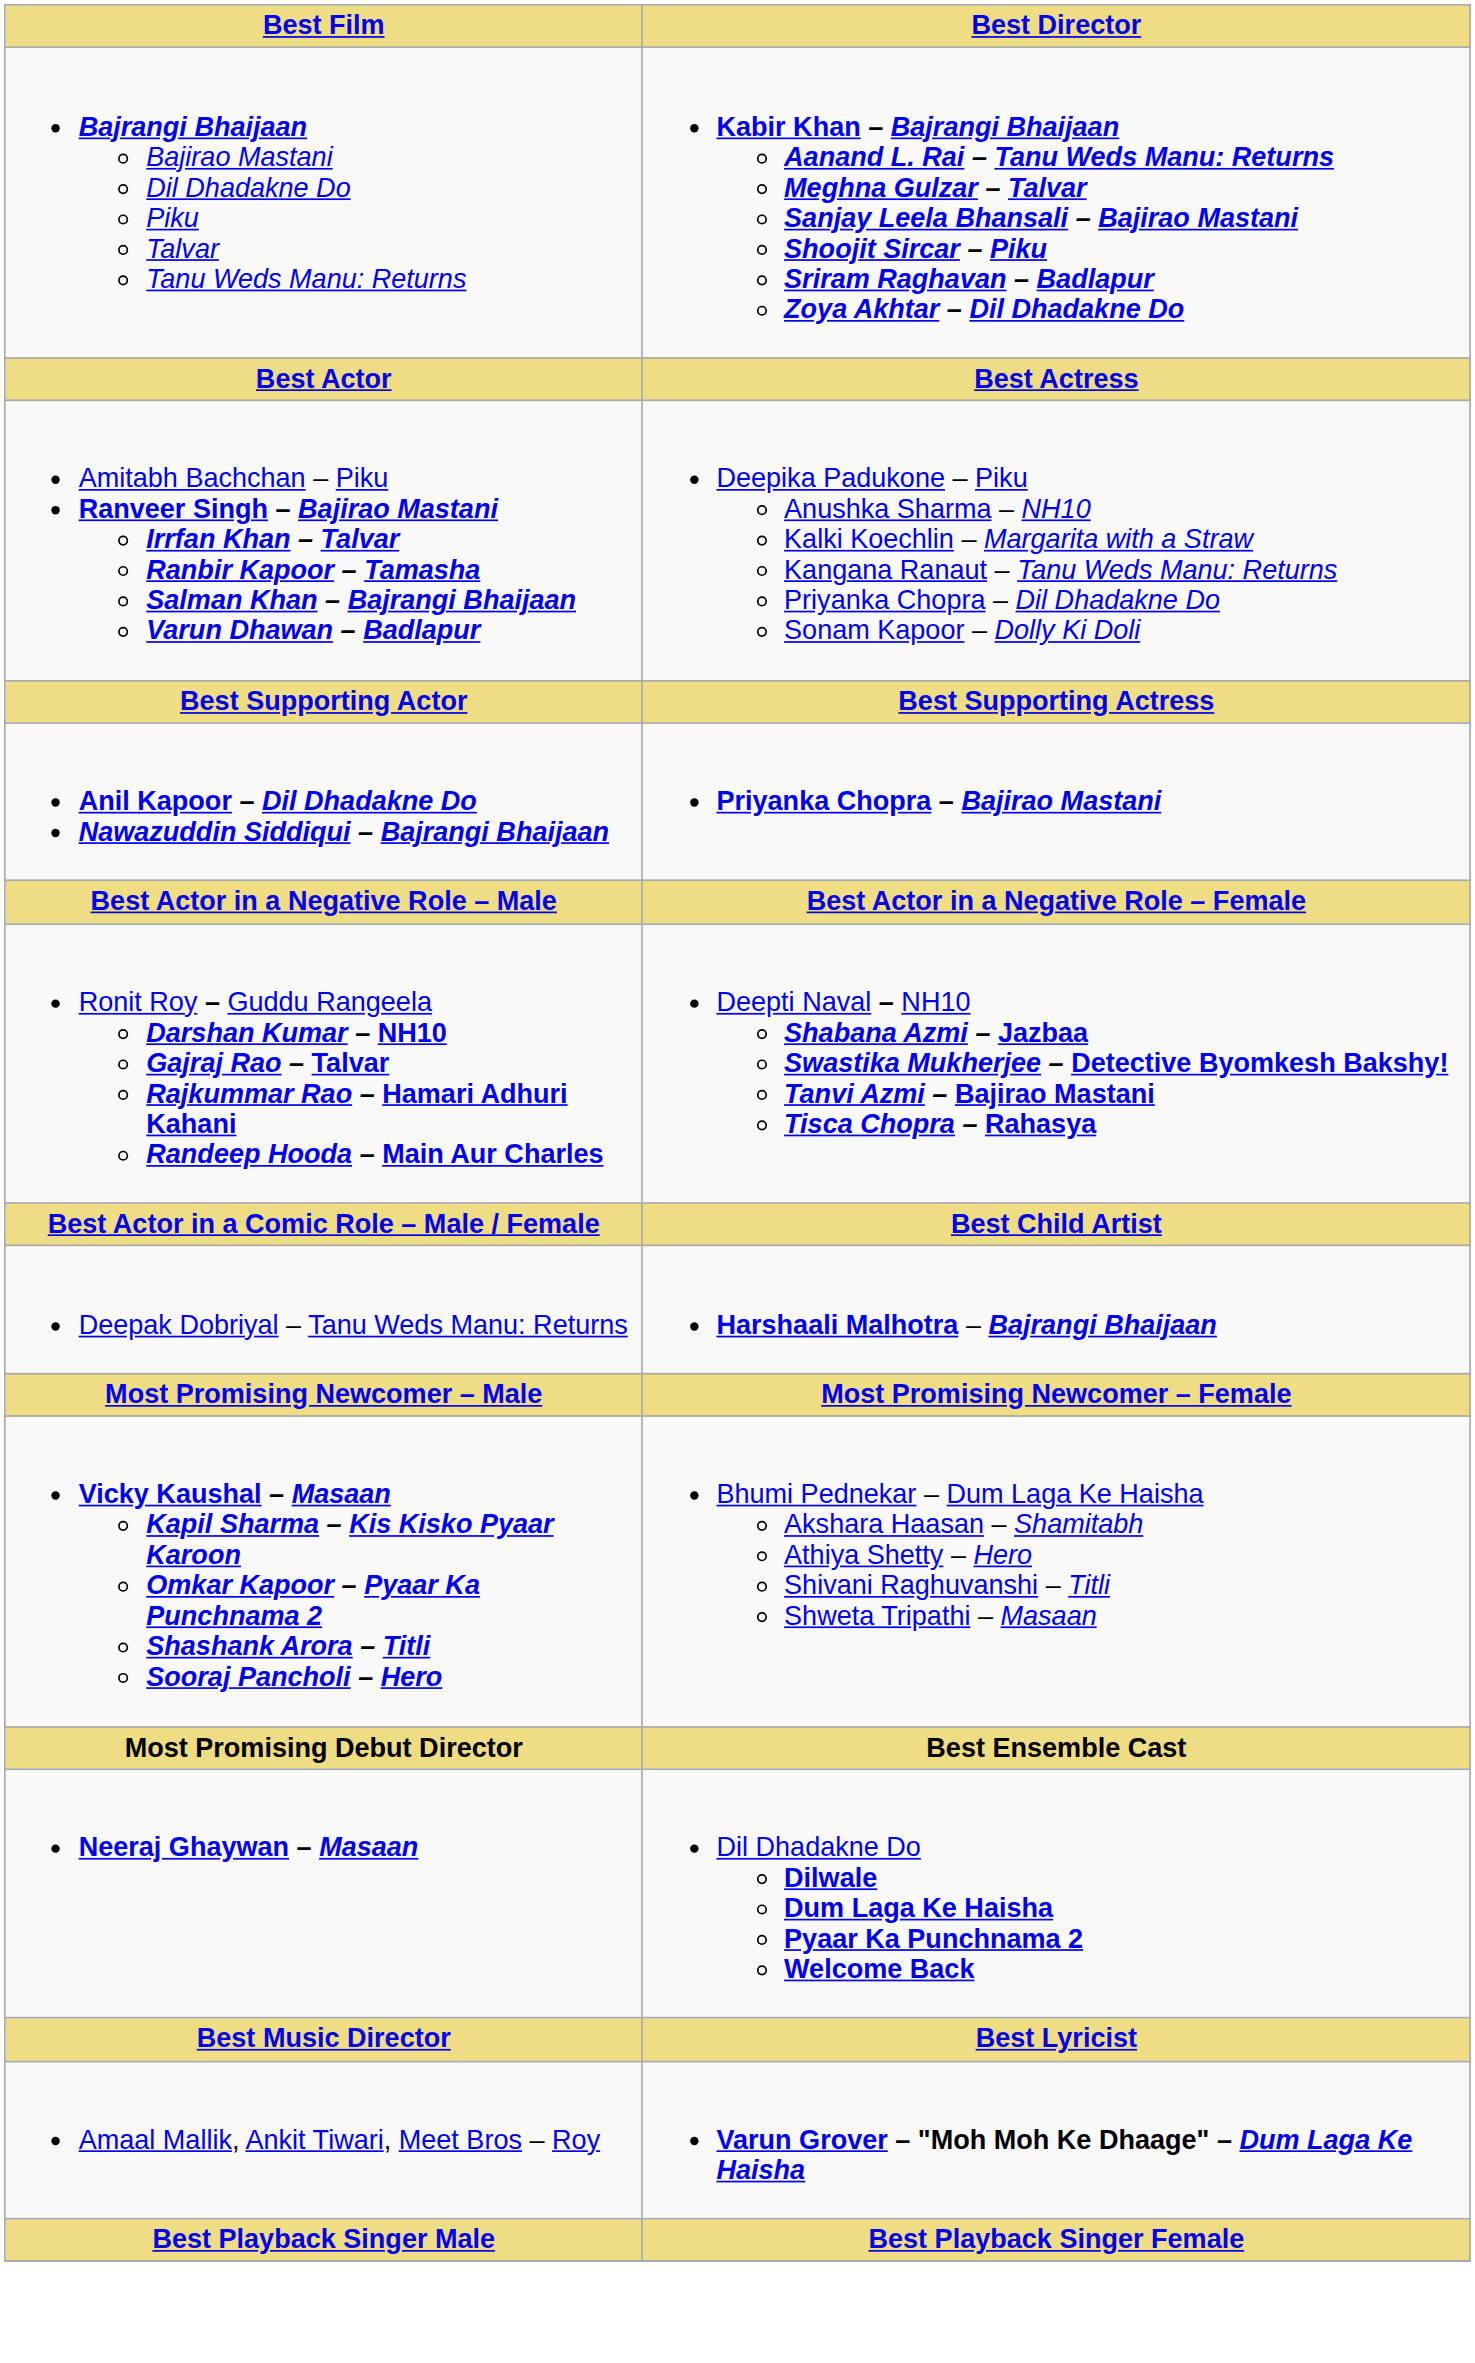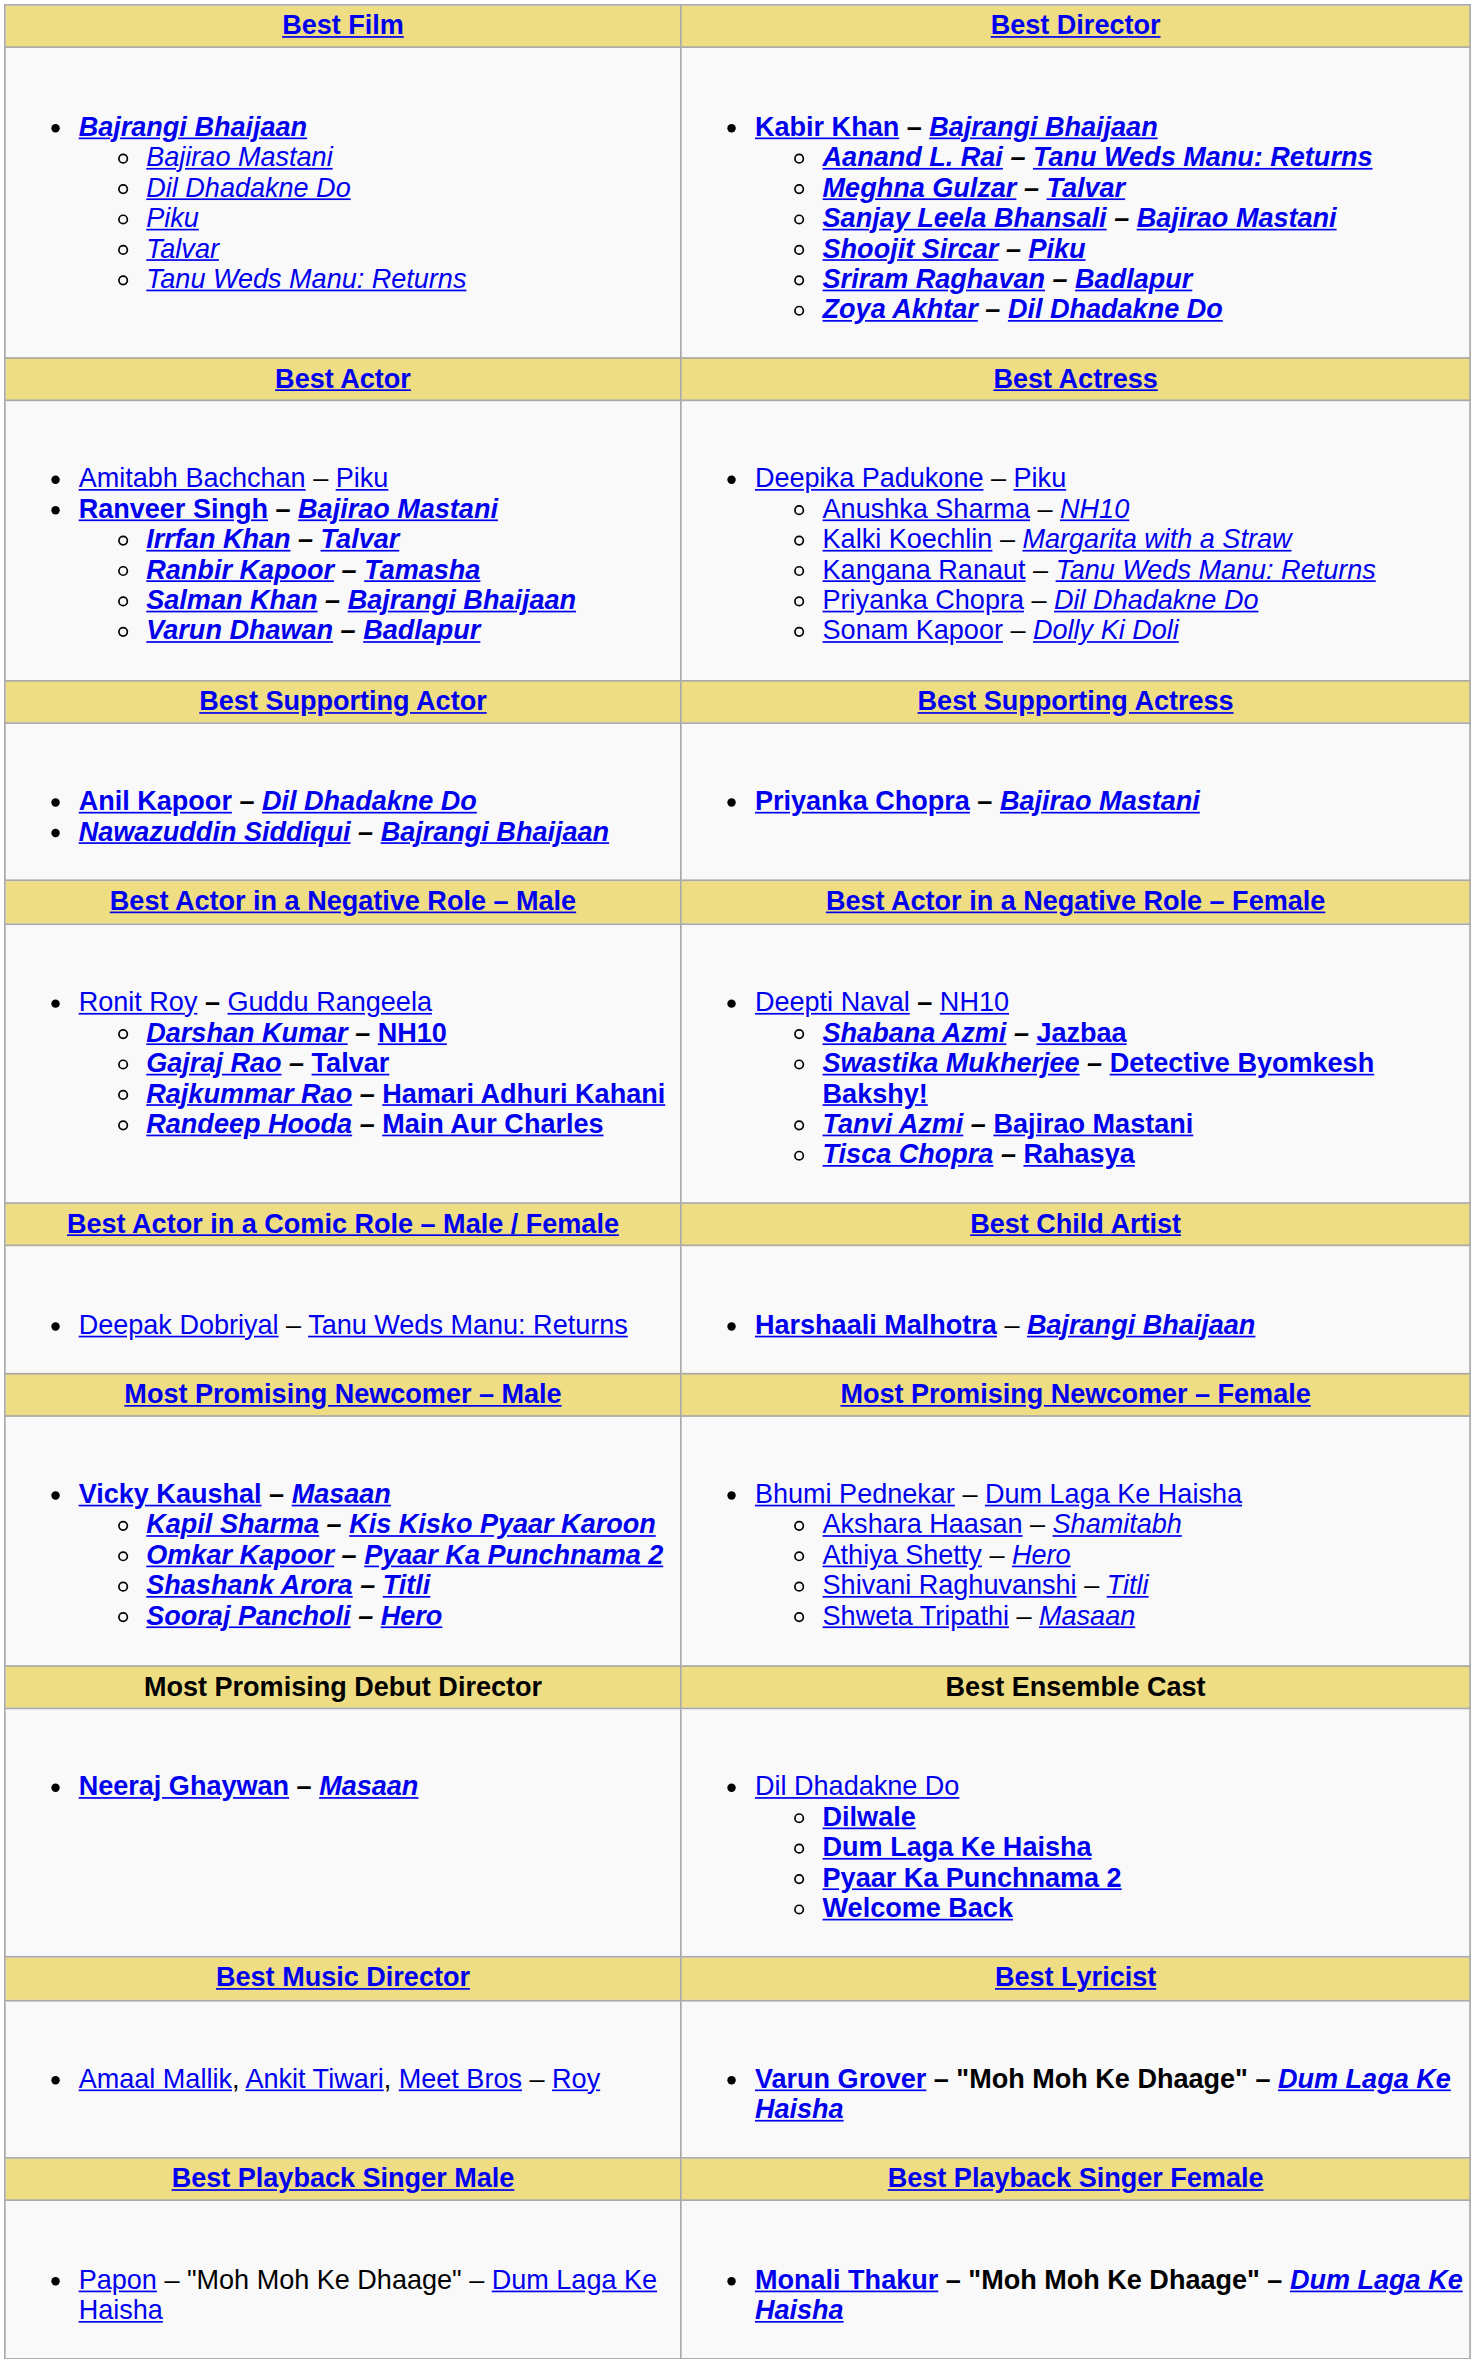+ row: (343, 2295)
